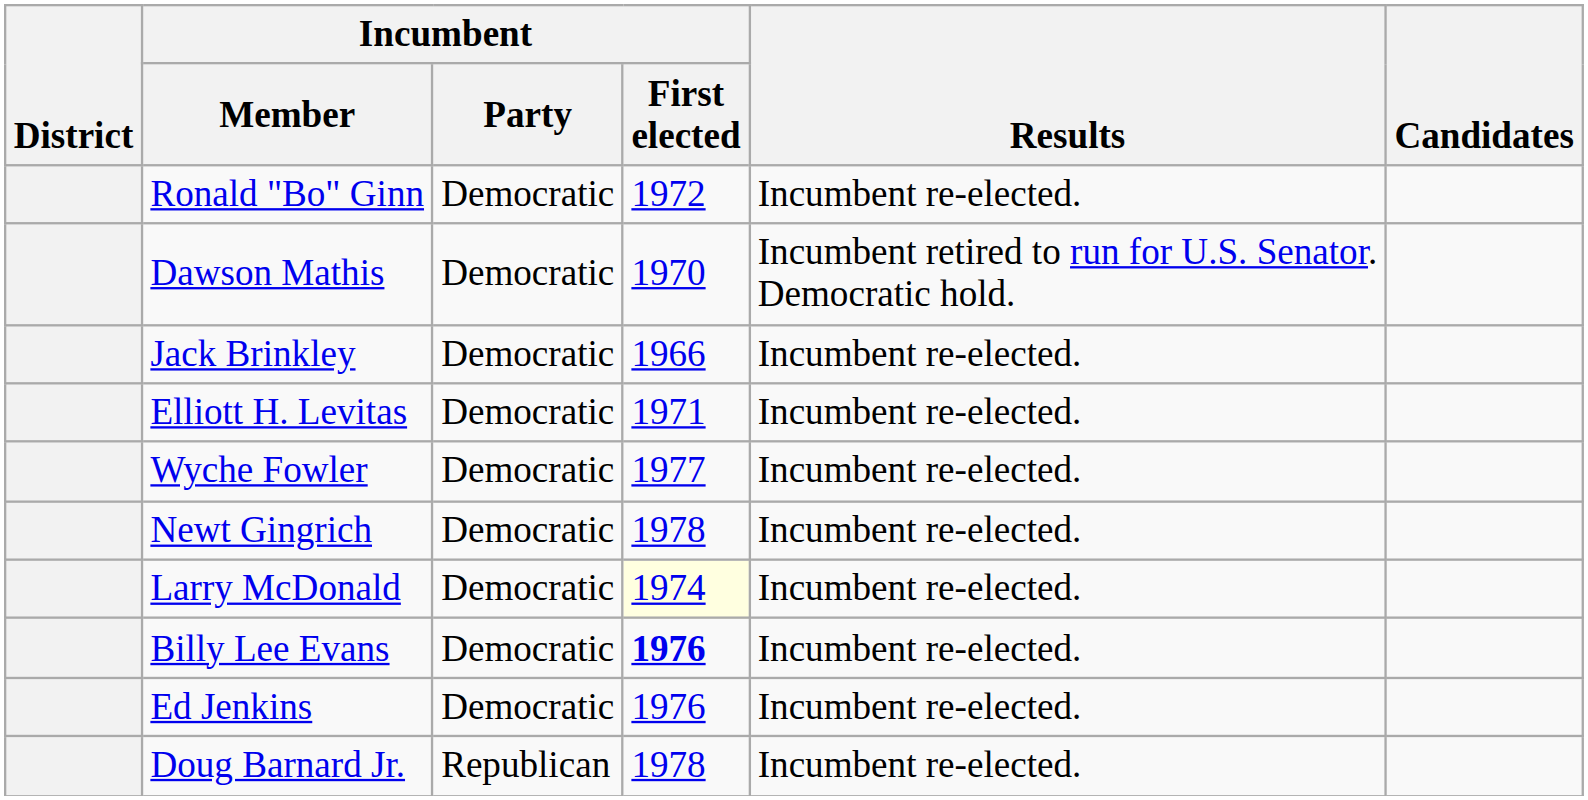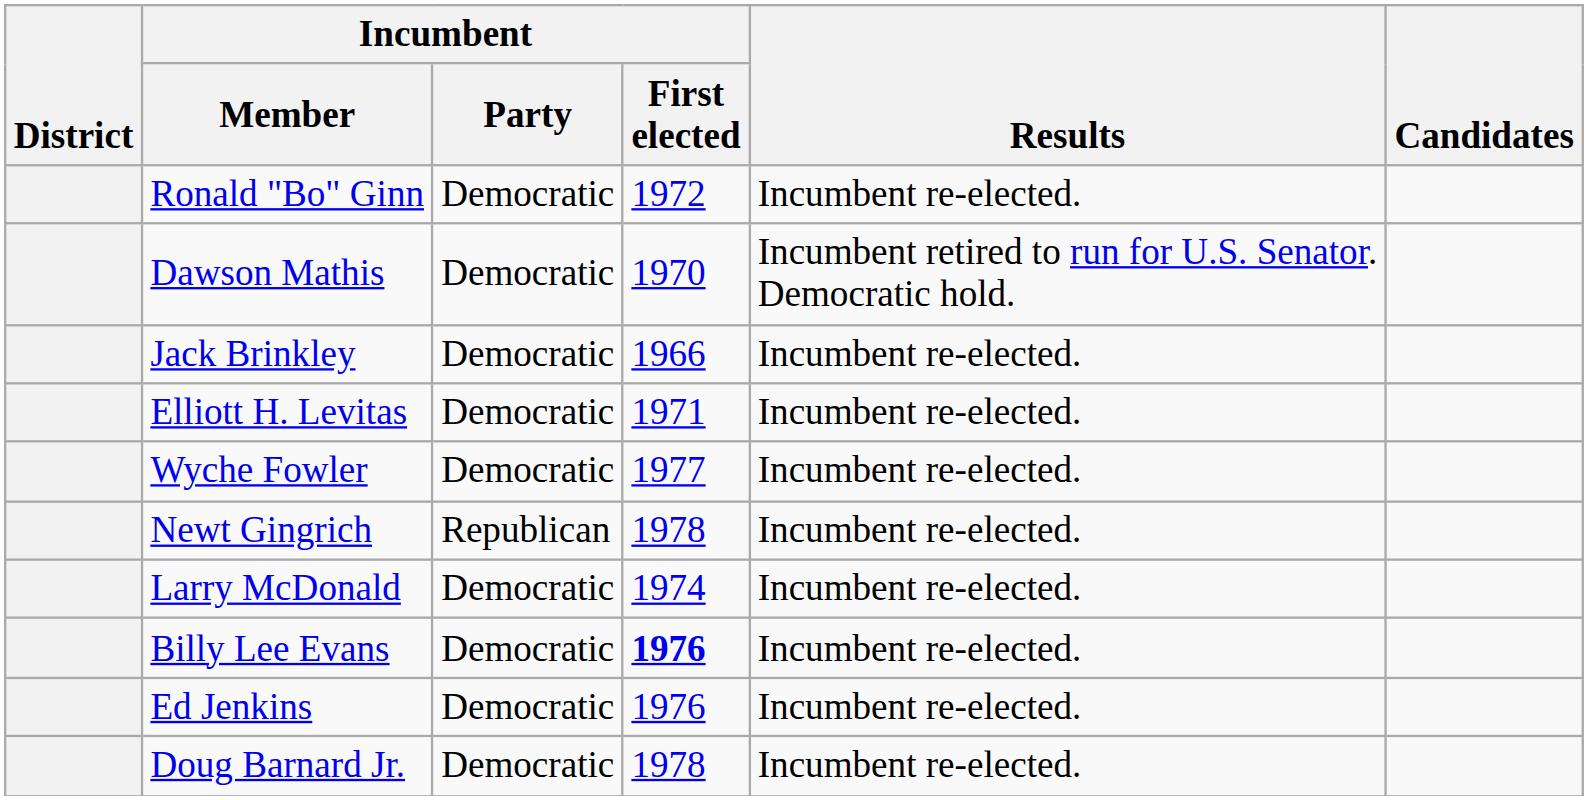(528, 529) Democratic -> (526, 529) Republican
(668, 588) lightyellow background -> (668, 588) no background
(526, 765) Republican -> (528, 765) Democratic
